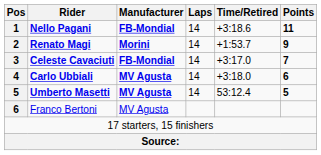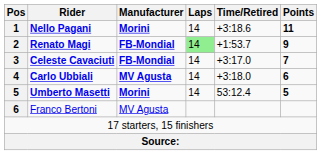(147, 29) FB-Mondial -> (134, 29) Morini
(134, 45) Morini -> (147, 45) FB-Mondial
(194, 45) no background -> (194, 45) lightgreen background
(145, 93) MV Agusta -> (134, 93) Morini
